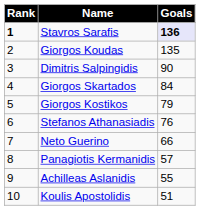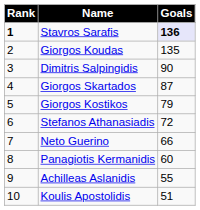(167, 86) 84 -> (167, 86) 87
(167, 123) 76 -> (167, 123) 72
(167, 159) 57 -> (167, 159) 60
